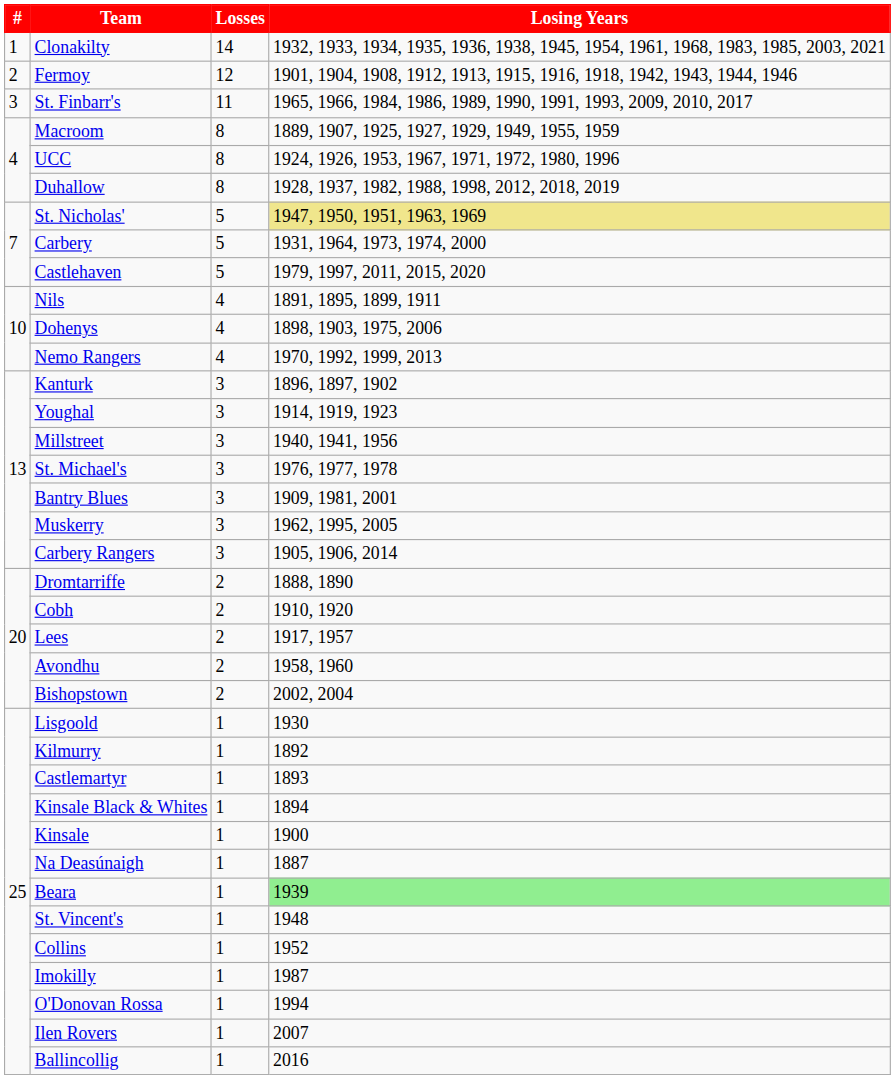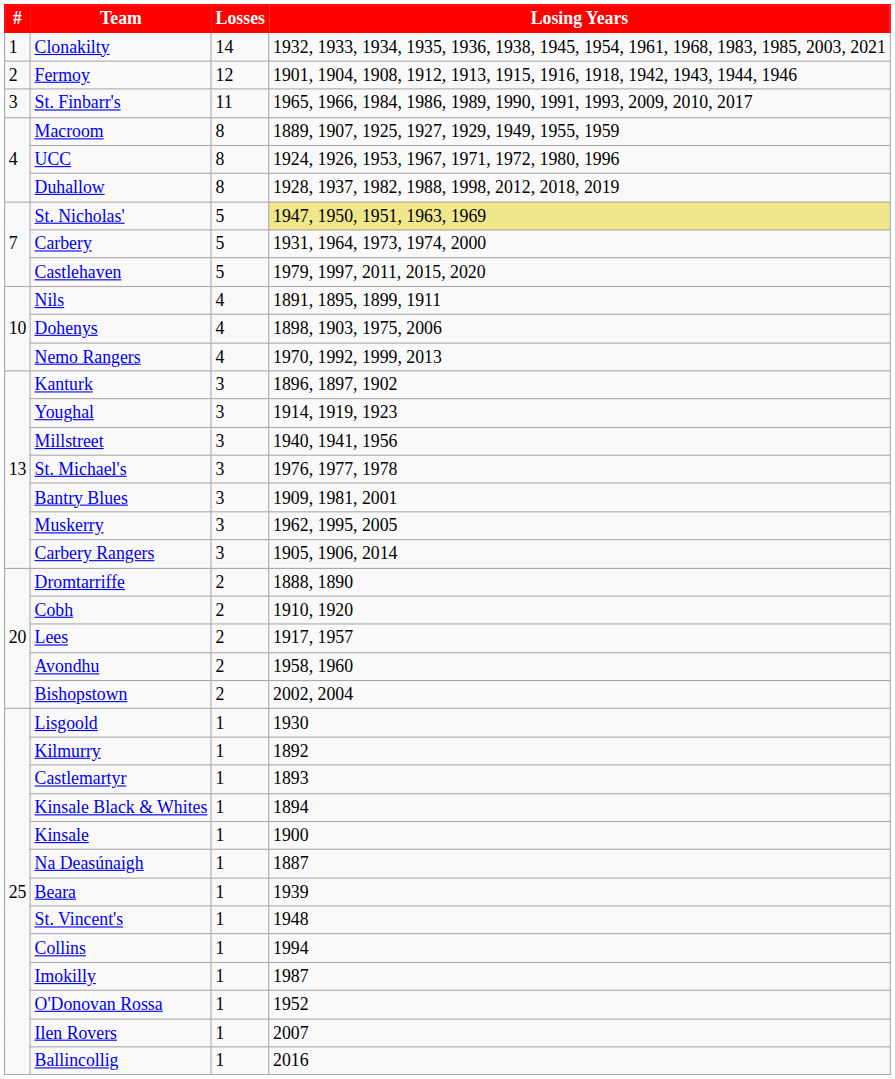(291, 891) lightgreen background -> (291, 891) no background
(291, 948) 1952 -> (291, 948) 1994
(291, 1004) 1994 -> (291, 1004) 1952
